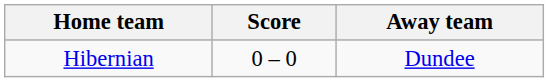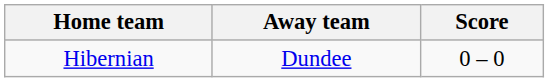columns swapped: (274, 22) <-> (440, 22)
